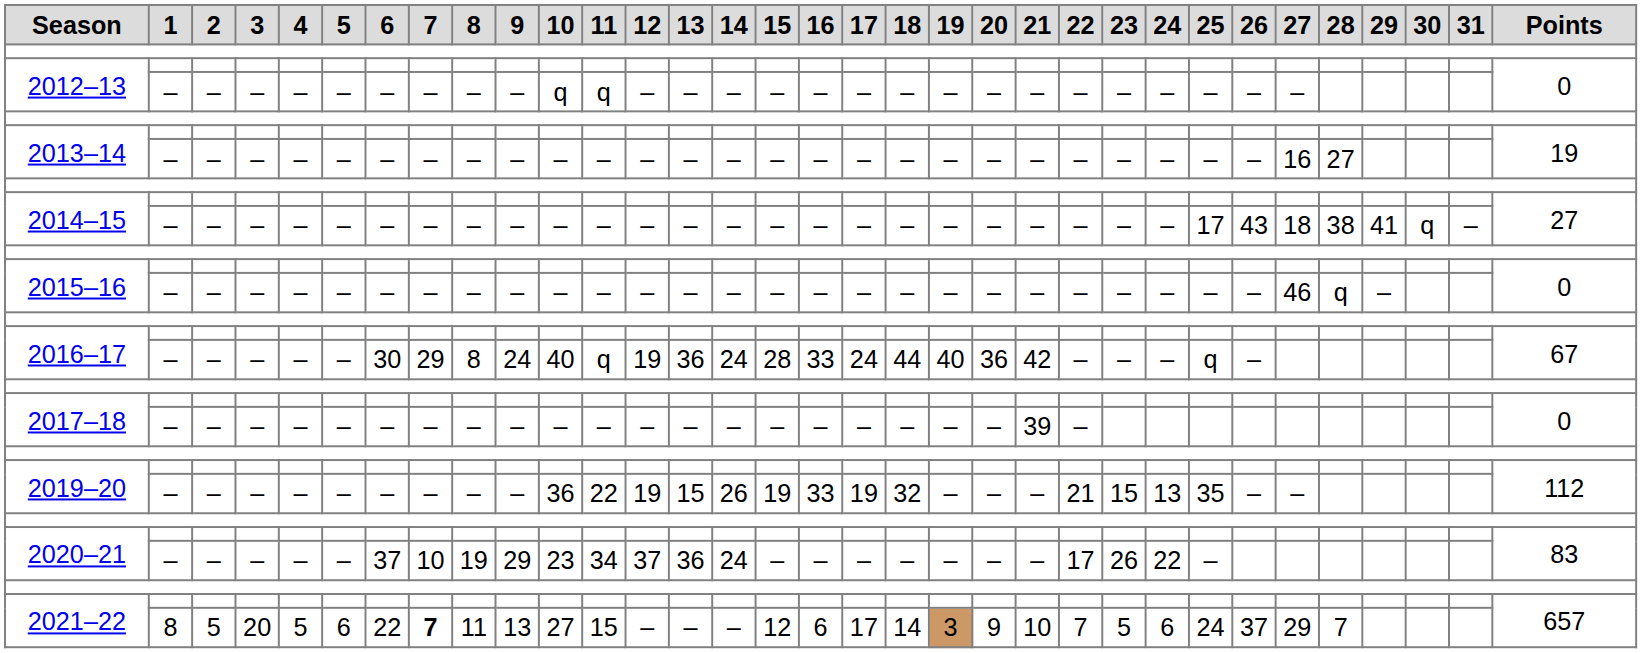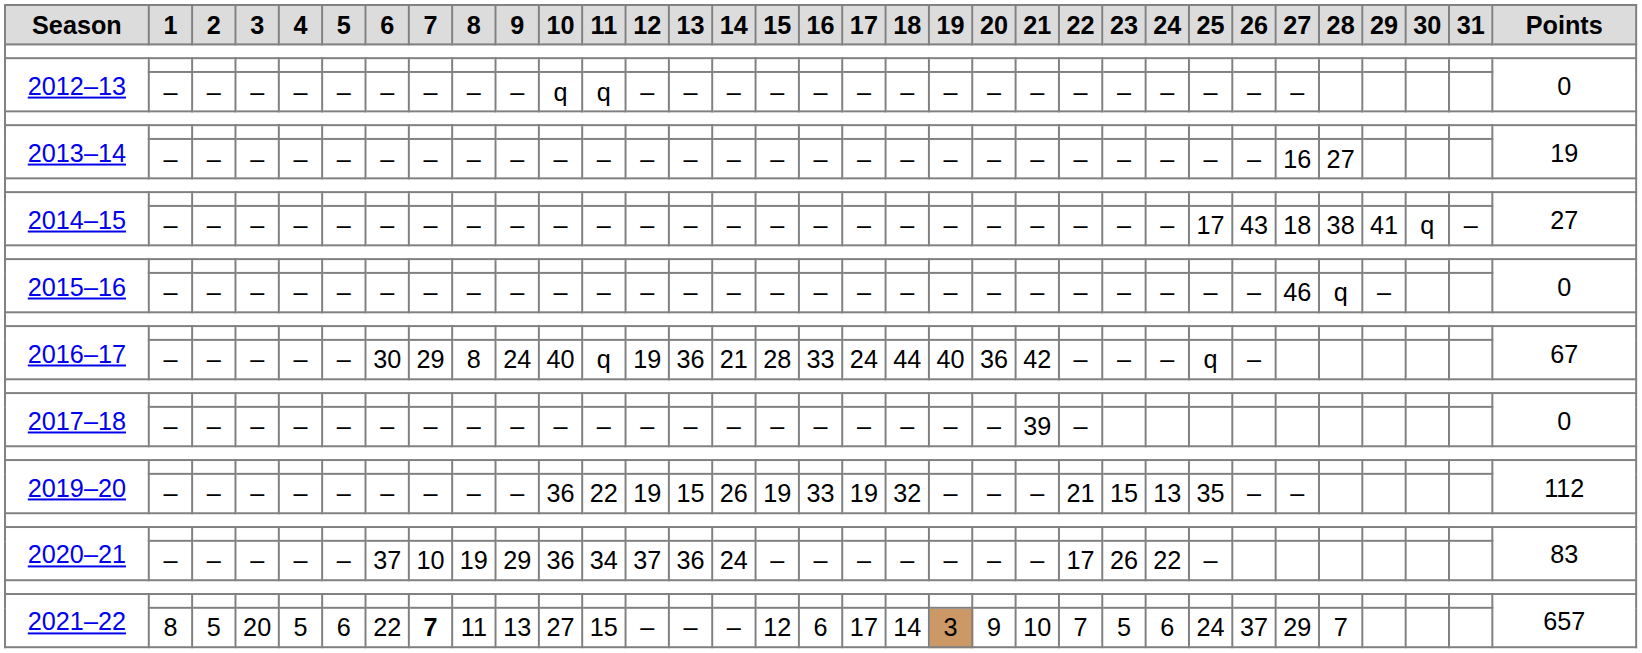(734, 360) 24 -> (734, 360) 21
(561, 561) 23 -> (561, 561) 36
